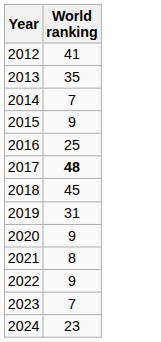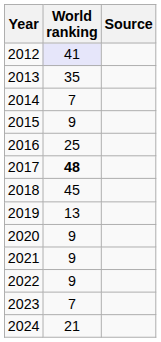+ column: (129, 24)
(72, 55) no background -> (72, 55) lavender background
(72, 213) 31 -> (72, 213) 13
(72, 258) 8 -> (72, 258) 9
(72, 326) 23 -> (72, 326) 21
